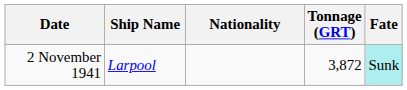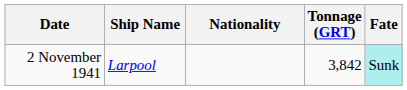(345, 65) 3,872 -> (345, 65) 3,842
